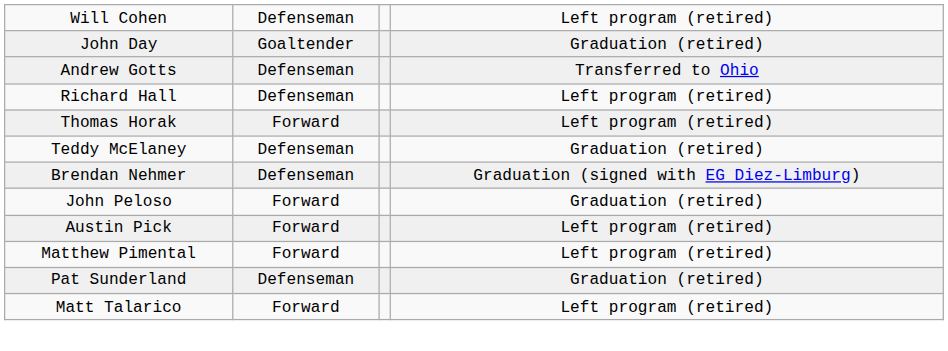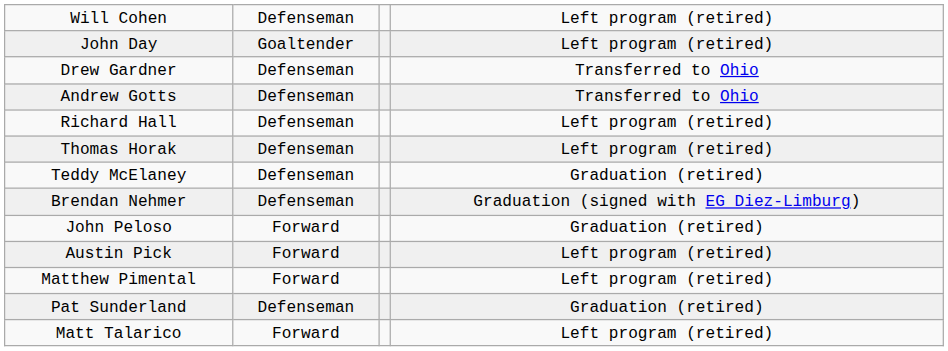(667, 44) Graduation (retired) -> (667, 44) Left program (retired)
+ row: (119, 70)
(306, 123) Forward -> (306, 149) Defenseman
